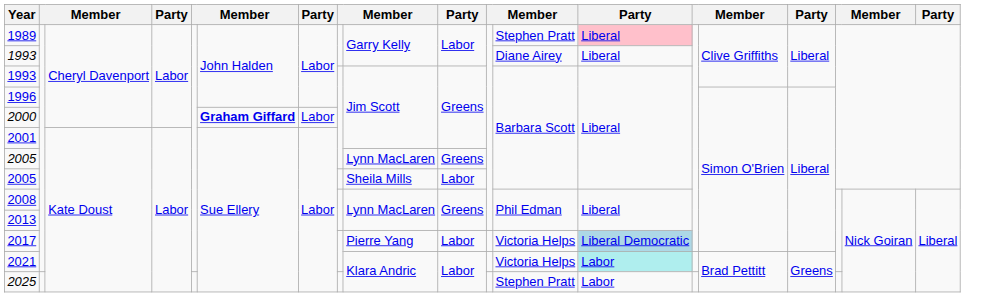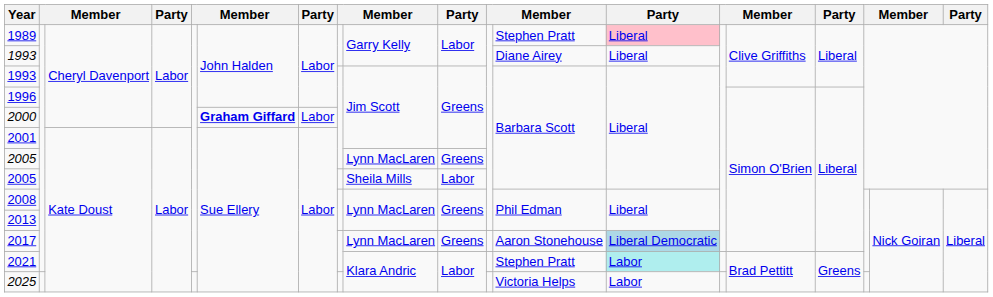(380, 240) Pierre Yang -> (391, 240) Lynn MacLaren
(458, 240) Labor -> (462, 240) Greens
(535, 240) Victoria Helps -> (549, 240) Aaron Stonehouse
(535, 261) Victoria Helps -> (535, 261) Stephen Pratt
(535, 281) Stephen Pratt -> (535, 281) Victoria Helps
